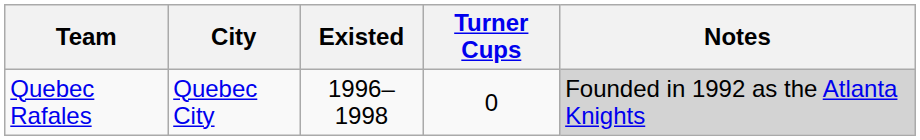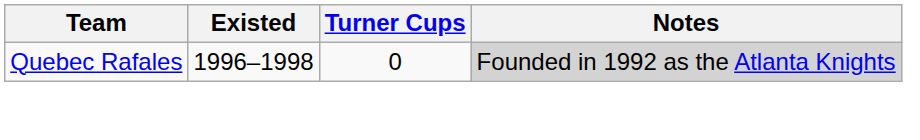- column: (234, 37)
